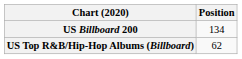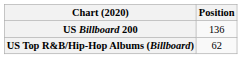(217, 29) 134 -> (217, 29) 136
